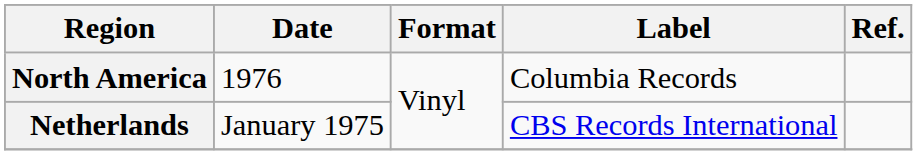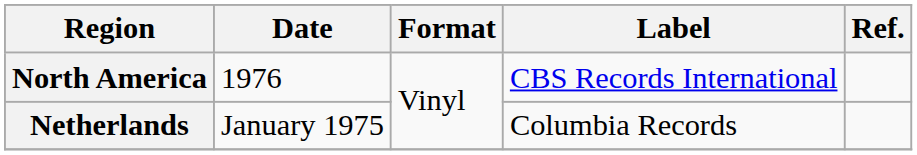(623, 76) Columbia Records -> (674, 76) CBS Records International
(674, 125) CBS Records International -> (623, 125) Columbia Records
